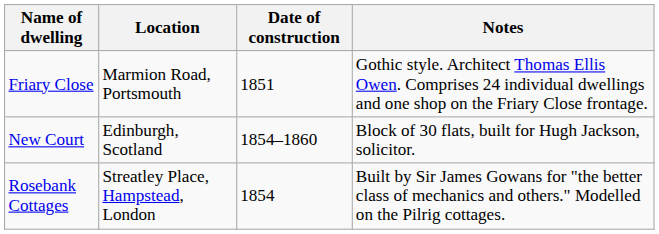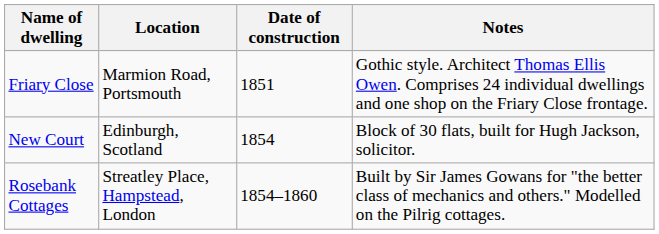(279, 139) 1854–1860 -> (257, 139) 1854
(257, 195) 1854 -> (279, 195) 1854–1860
